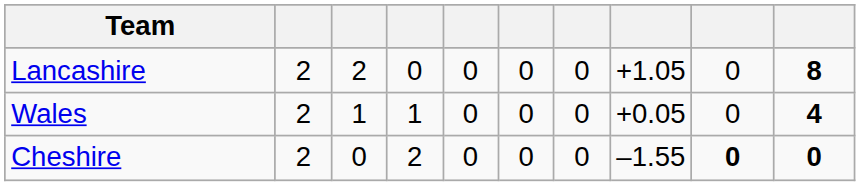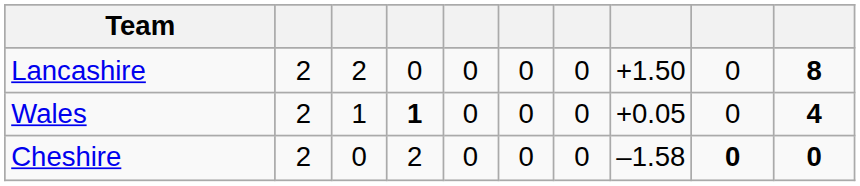(651, 69) +1.05 -> (651, 69) +1.50
(415, 113) normal -> (415, 113) bold
(651, 157) –1.55 -> (651, 157) –1.58
